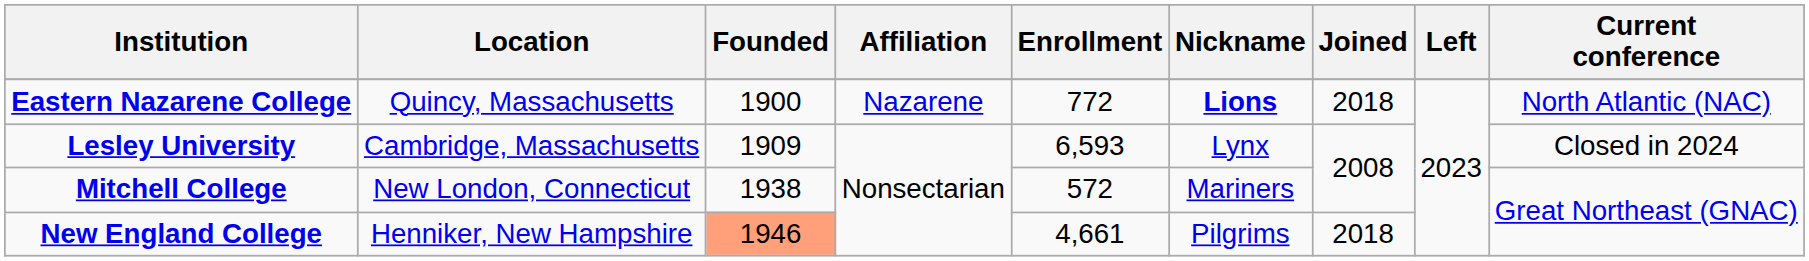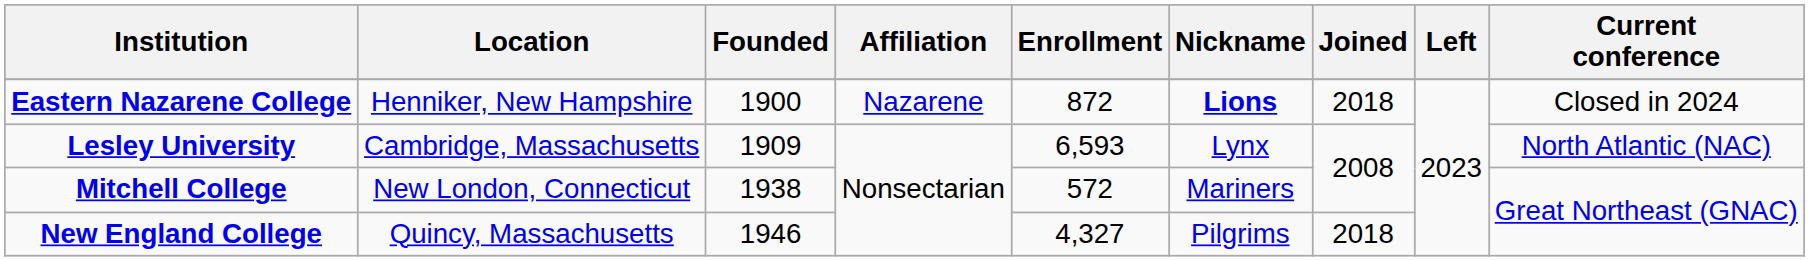(532, 101) Quincy, Massachusetts -> (532, 101) Henniker, New Hampshire
(1090, 101) 772 -> (1090, 101) 872
(1646, 101) North Atlantic (NAC) -> (1646, 101) Closed in 2024
(1646, 145) Closed in 2024 -> (1646, 145) North Atlantic (NAC)
(532, 233) Henniker, New Hampshire -> (532, 233) Quincy, Massachusetts
(771, 233) lightsalmon background -> (771, 233) no background
(1090, 233) 4,661 -> (1090, 233) 4,327
